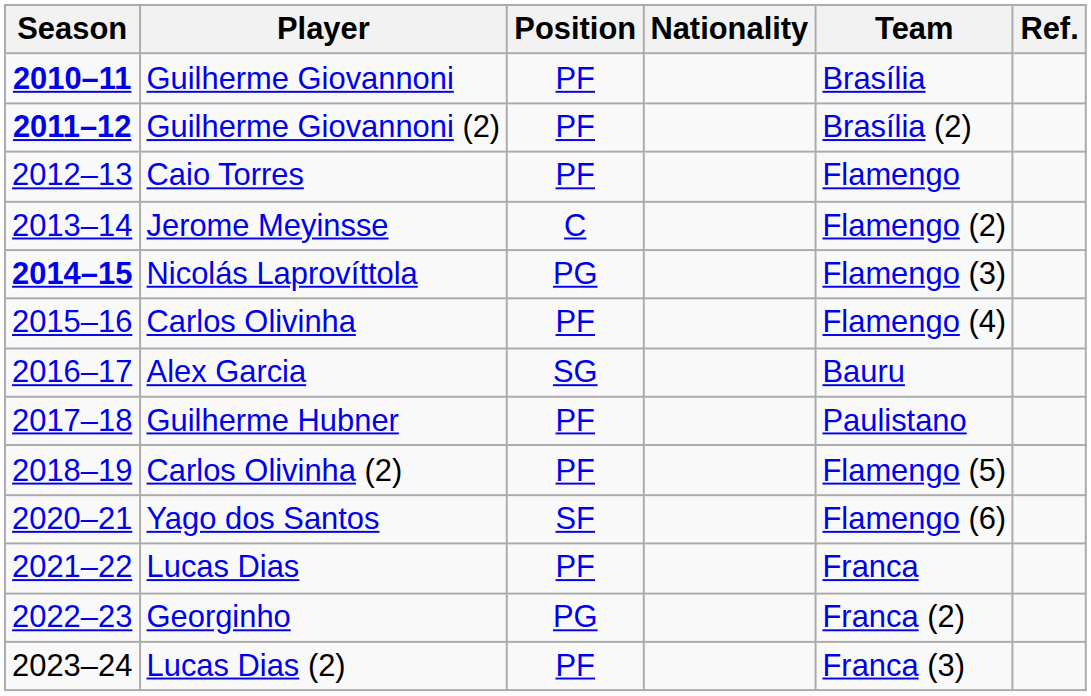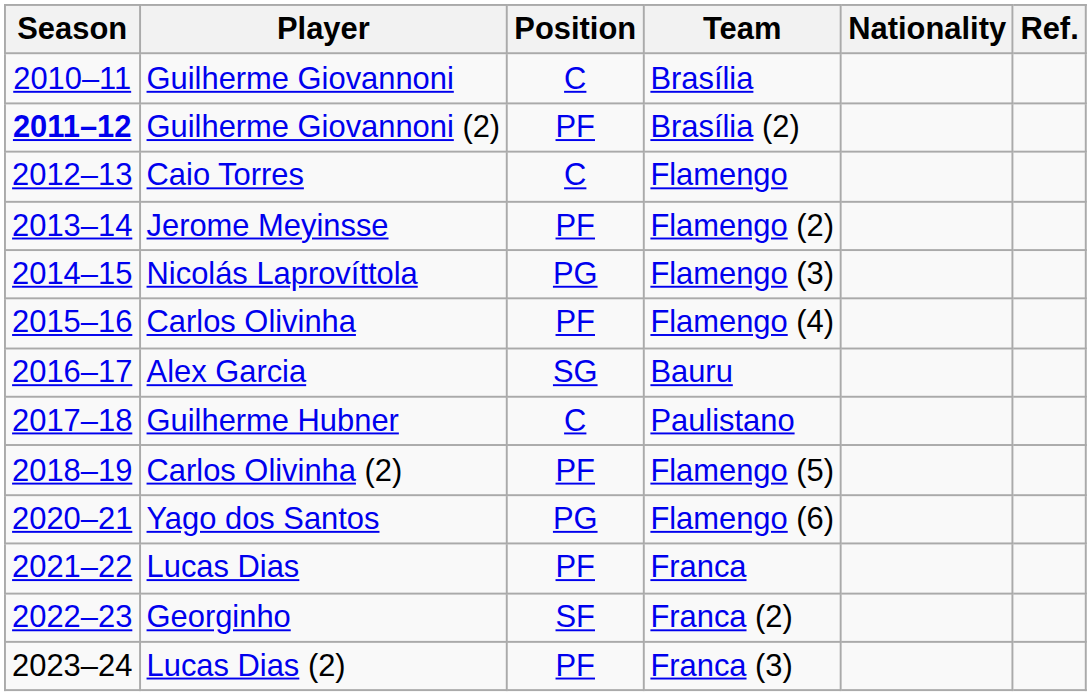columns swapped: (729, 28) <-> (914, 28)
(72, 77) bold -> (72, 77) normal
(575, 77) PF -> (575, 77) C
(575, 175) PF -> (575, 175) C
(575, 224) C -> (575, 224) PF
(72, 273) bold -> (72, 273) normal
(575, 420) PF -> (575, 420) C
(575, 518) SF -> (575, 518) PG
(575, 616) PG -> (575, 616) SF
